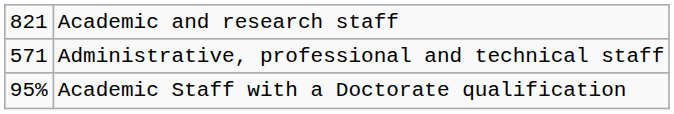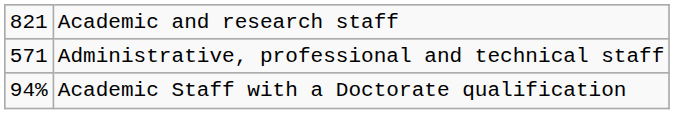(29, 91) 95% -> (29, 91) 94%
